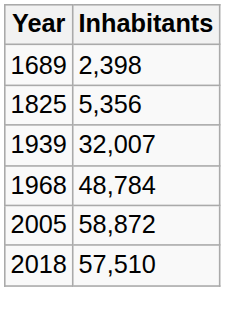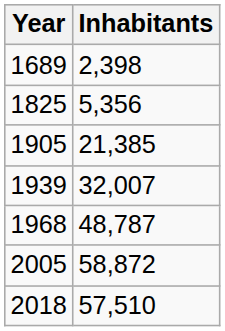+ row: (39, 144)
(117, 184) 48,784 -> (117, 225) 48,787
